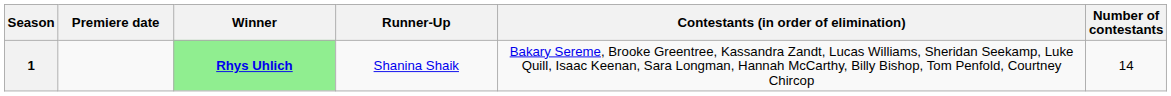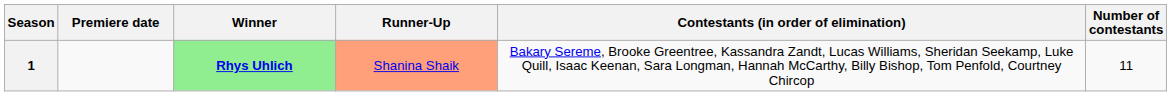(416, 66) no background -> (416, 66) lightsalmon background
(1126, 66) 14 -> (1126, 66) 11
